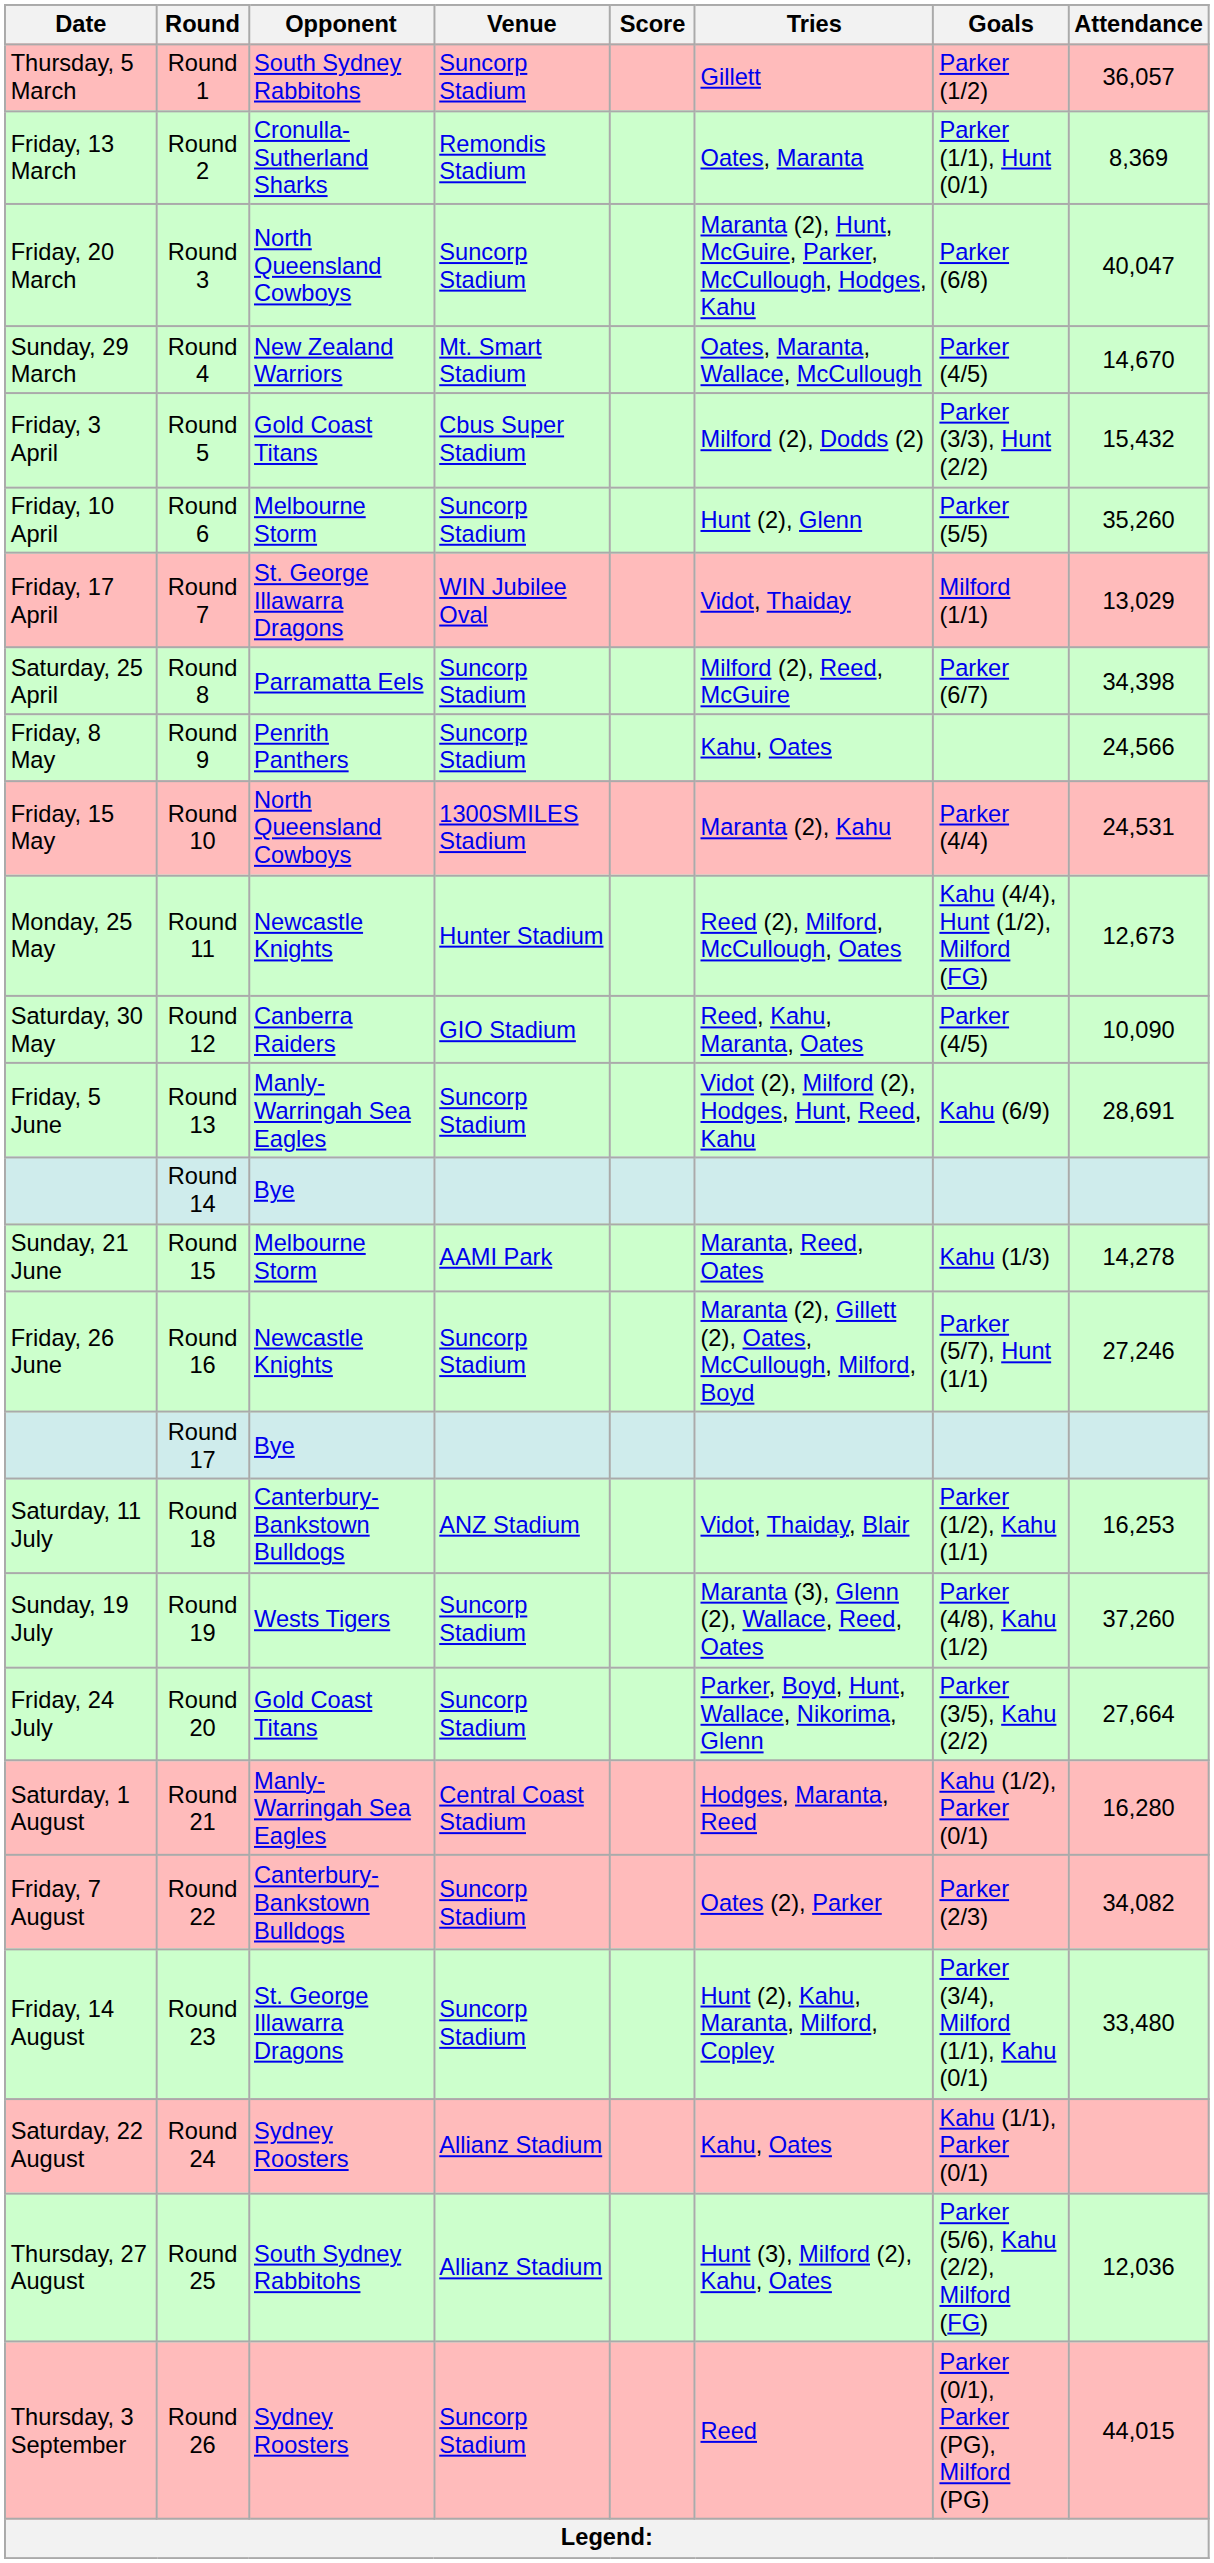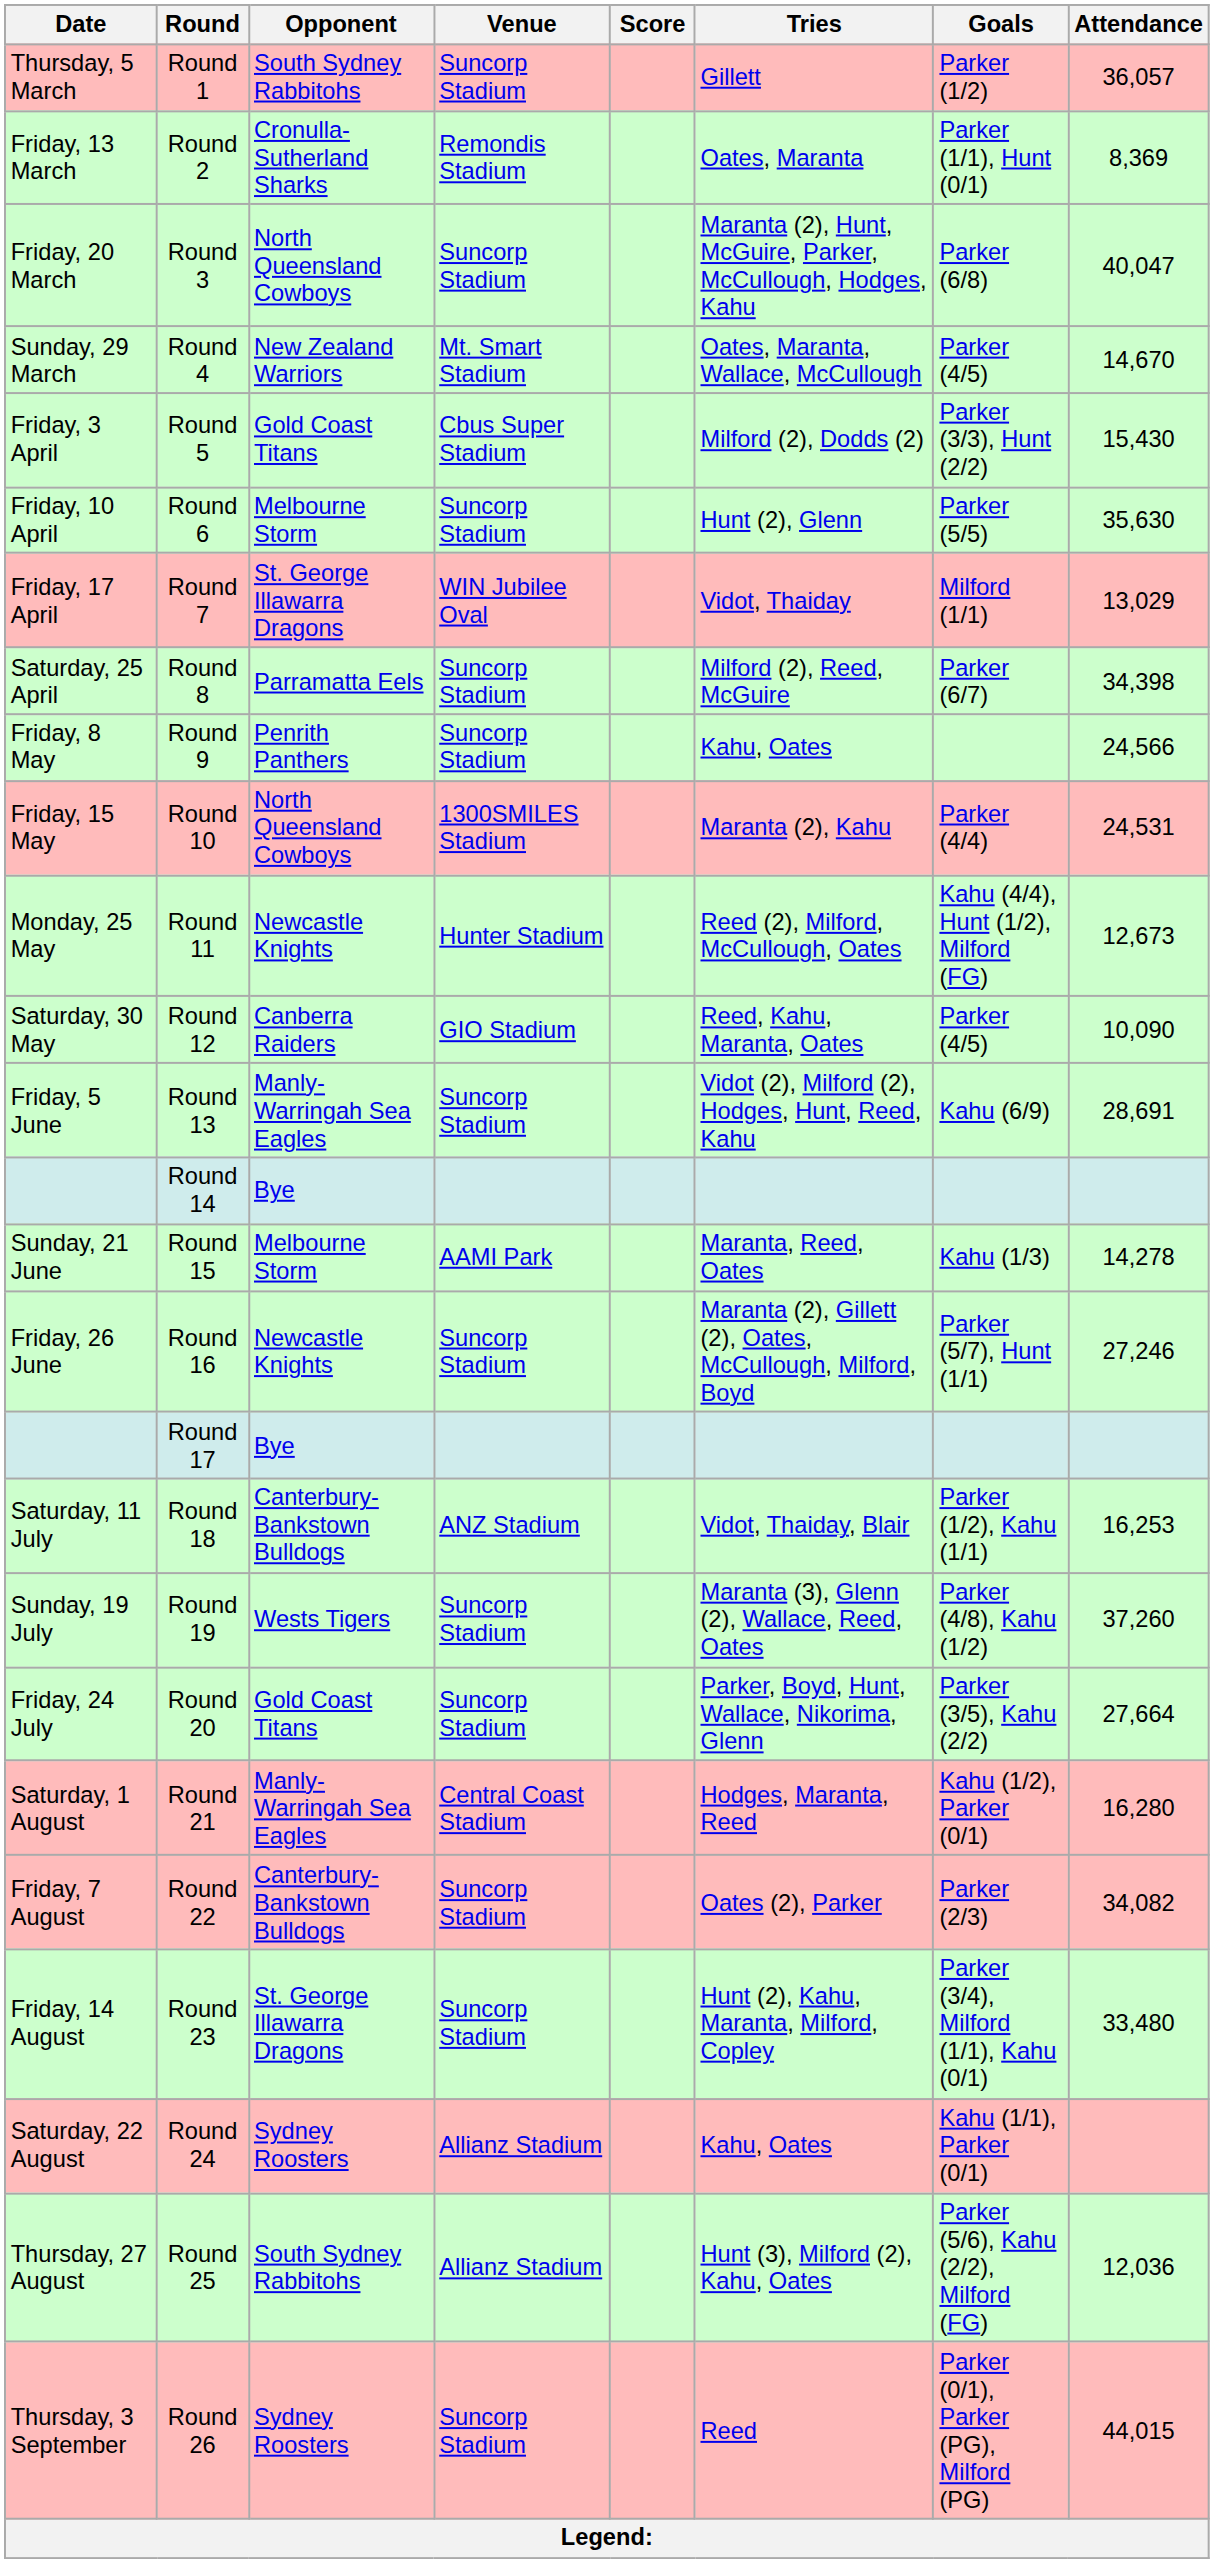(1139, 440) 15,432 -> (1139, 440) 15,430
(1139, 520) 35,260 -> (1139, 520) 35,630
